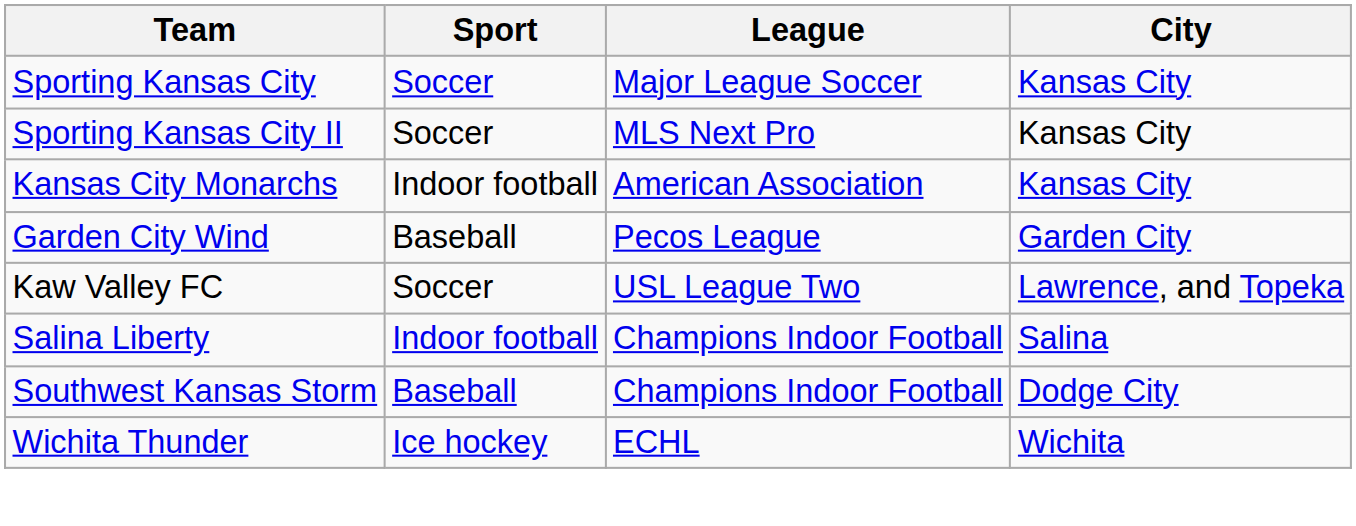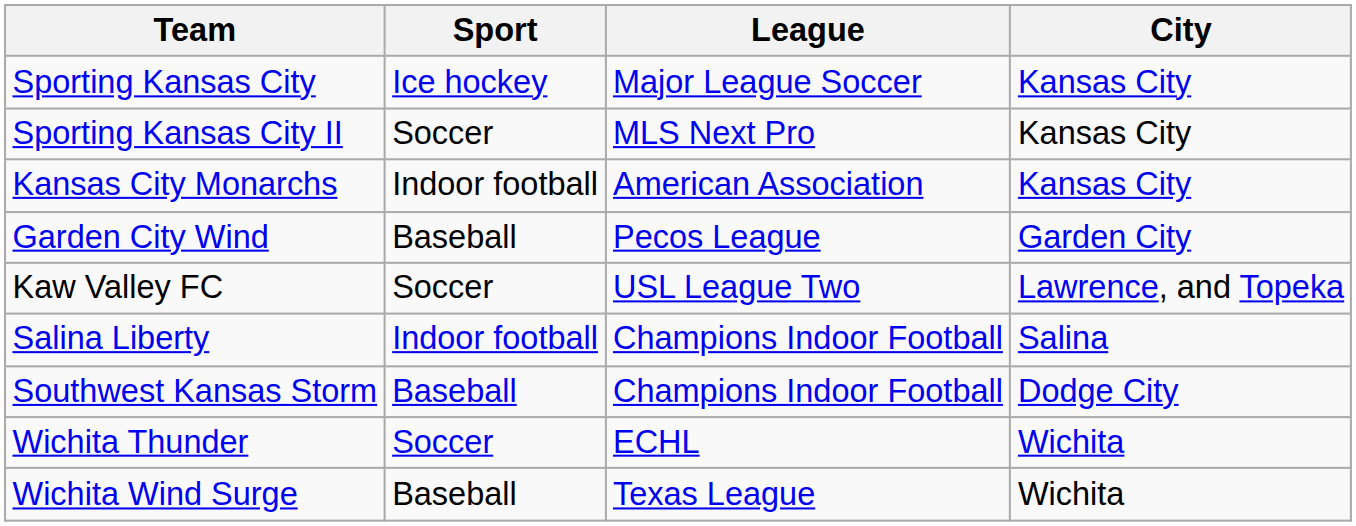(443, 81) Soccer -> (470, 81) Ice hockey
(470, 442) Ice hockey -> (443, 442) Soccer
+ row: (155, 493)
